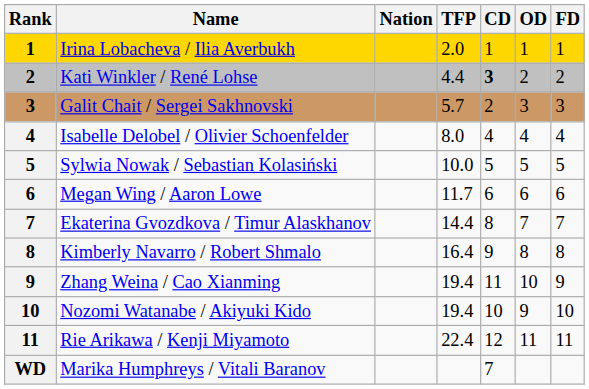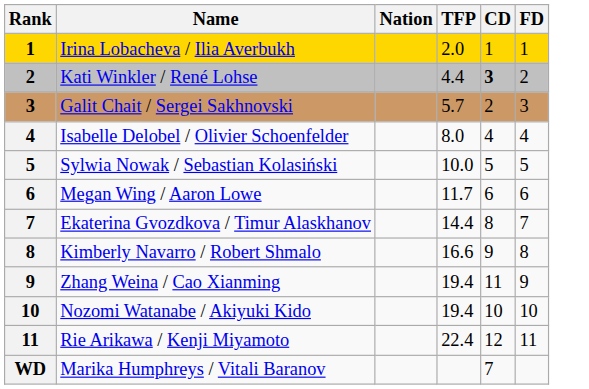- column: (533, 19)
(457, 252) 16.4 -> (457, 252) 16.6
